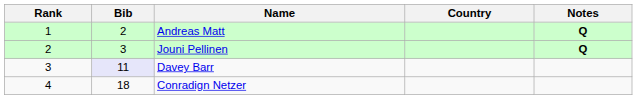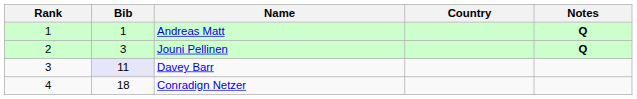(123, 31) 2 -> (123, 31) 1
